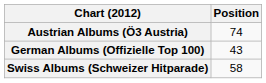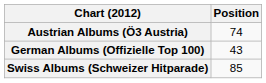(236, 68) 58 -> (236, 68) 85
